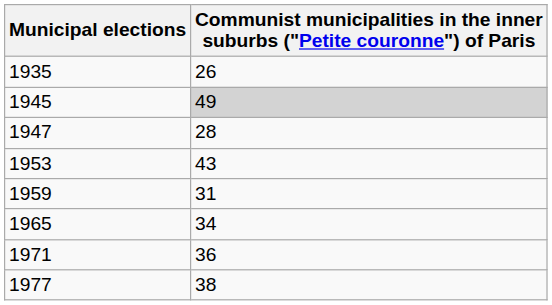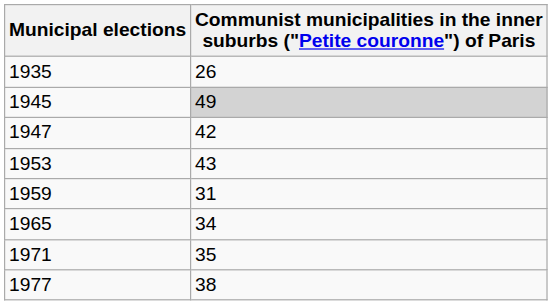(206, 132) 28 -> (206, 132) 42
(206, 254) 36 -> (206, 254) 35
